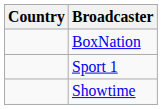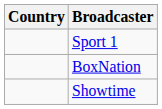rows swapped: (95, 66) <-> (106, 41)
